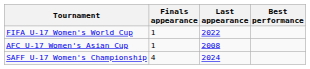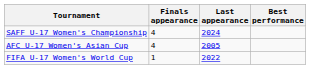rows swapped: (70, 32) <-> (77, 58)
(153, 45) 1 -> (153, 45) 4
(211, 45) 2008 -> (211, 45) 2005
